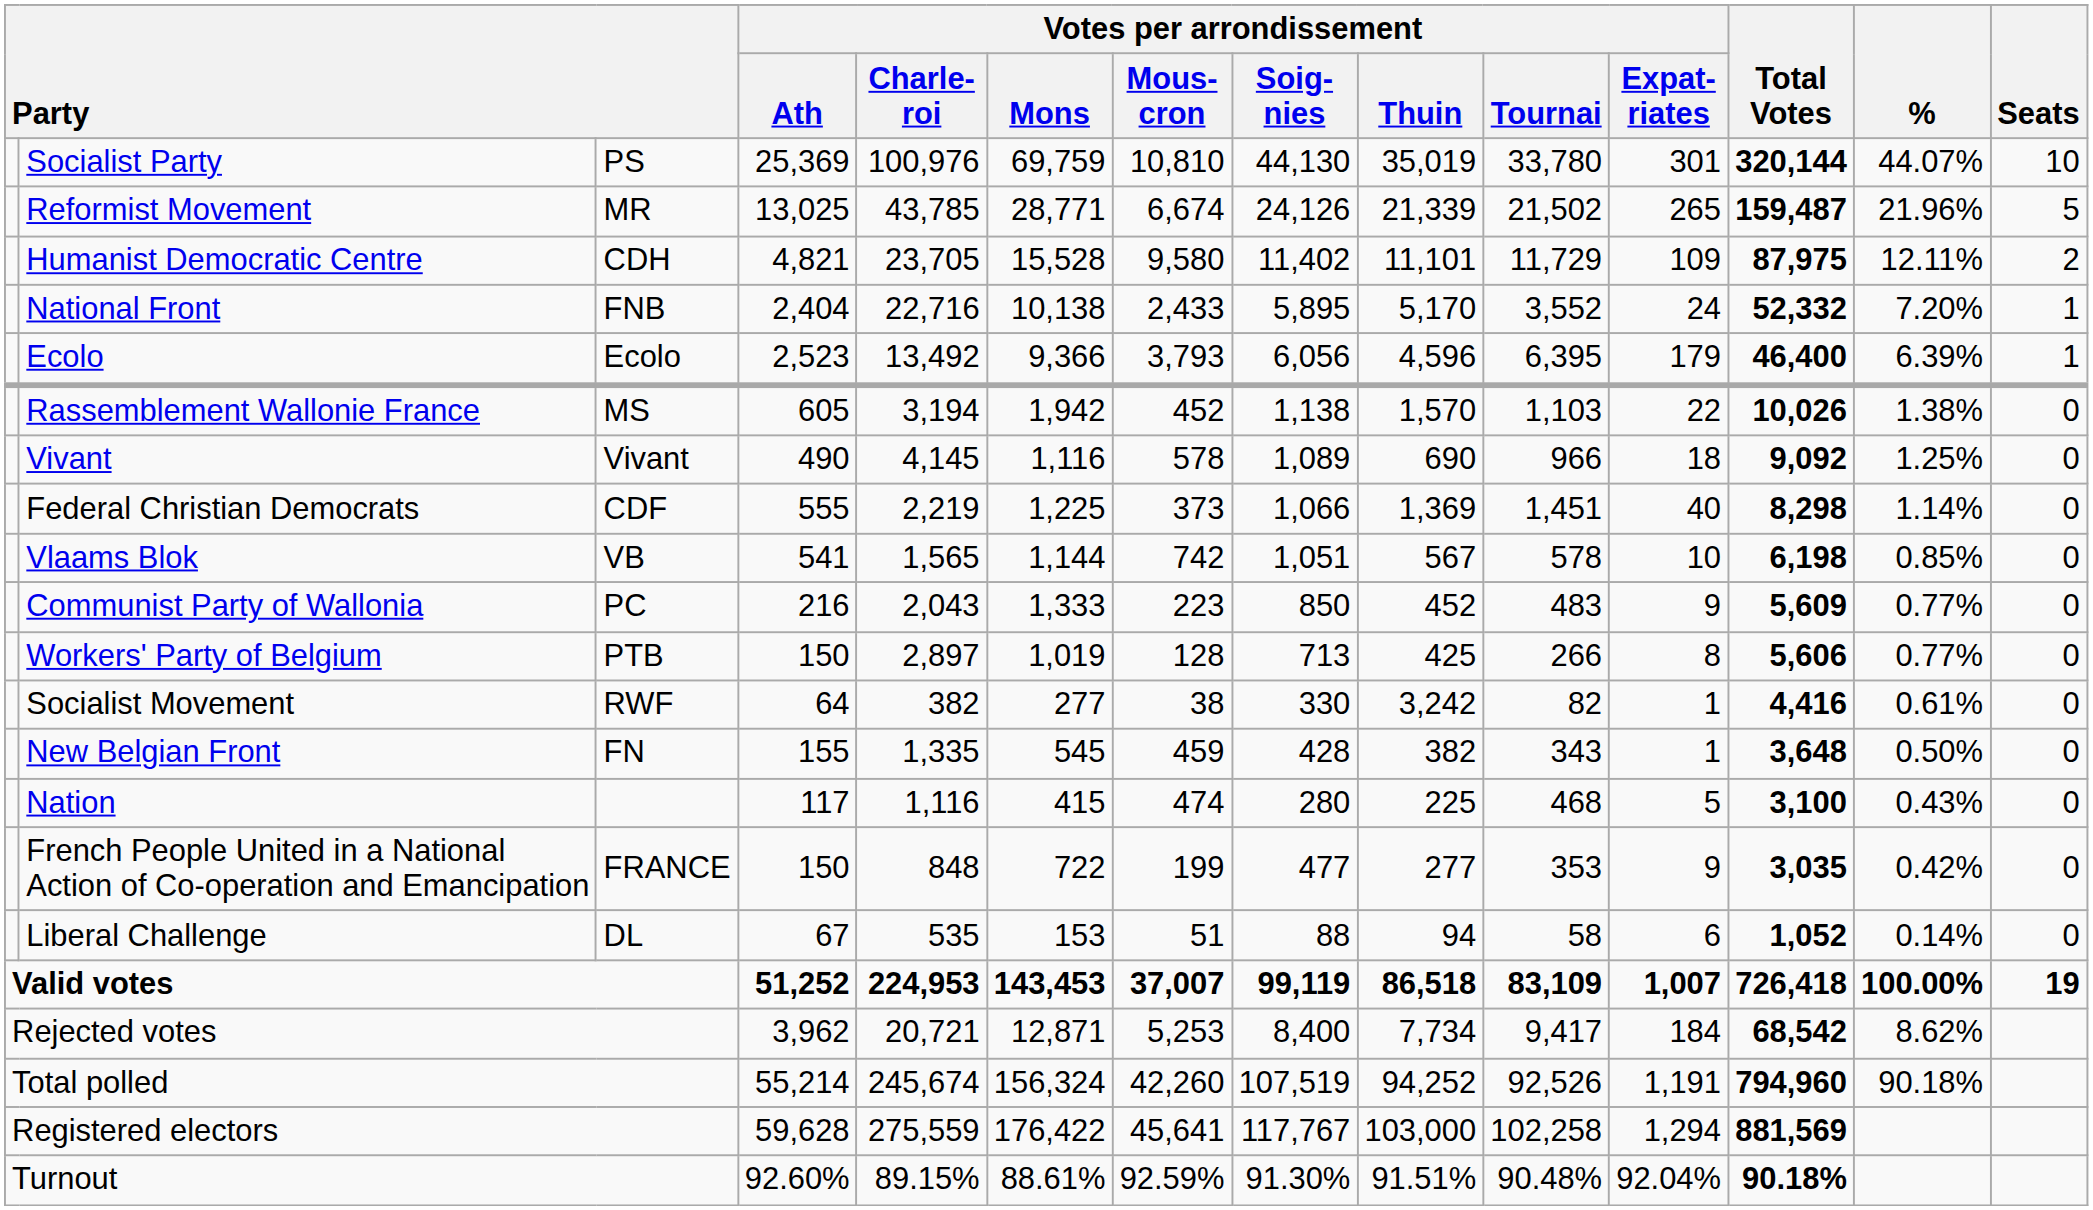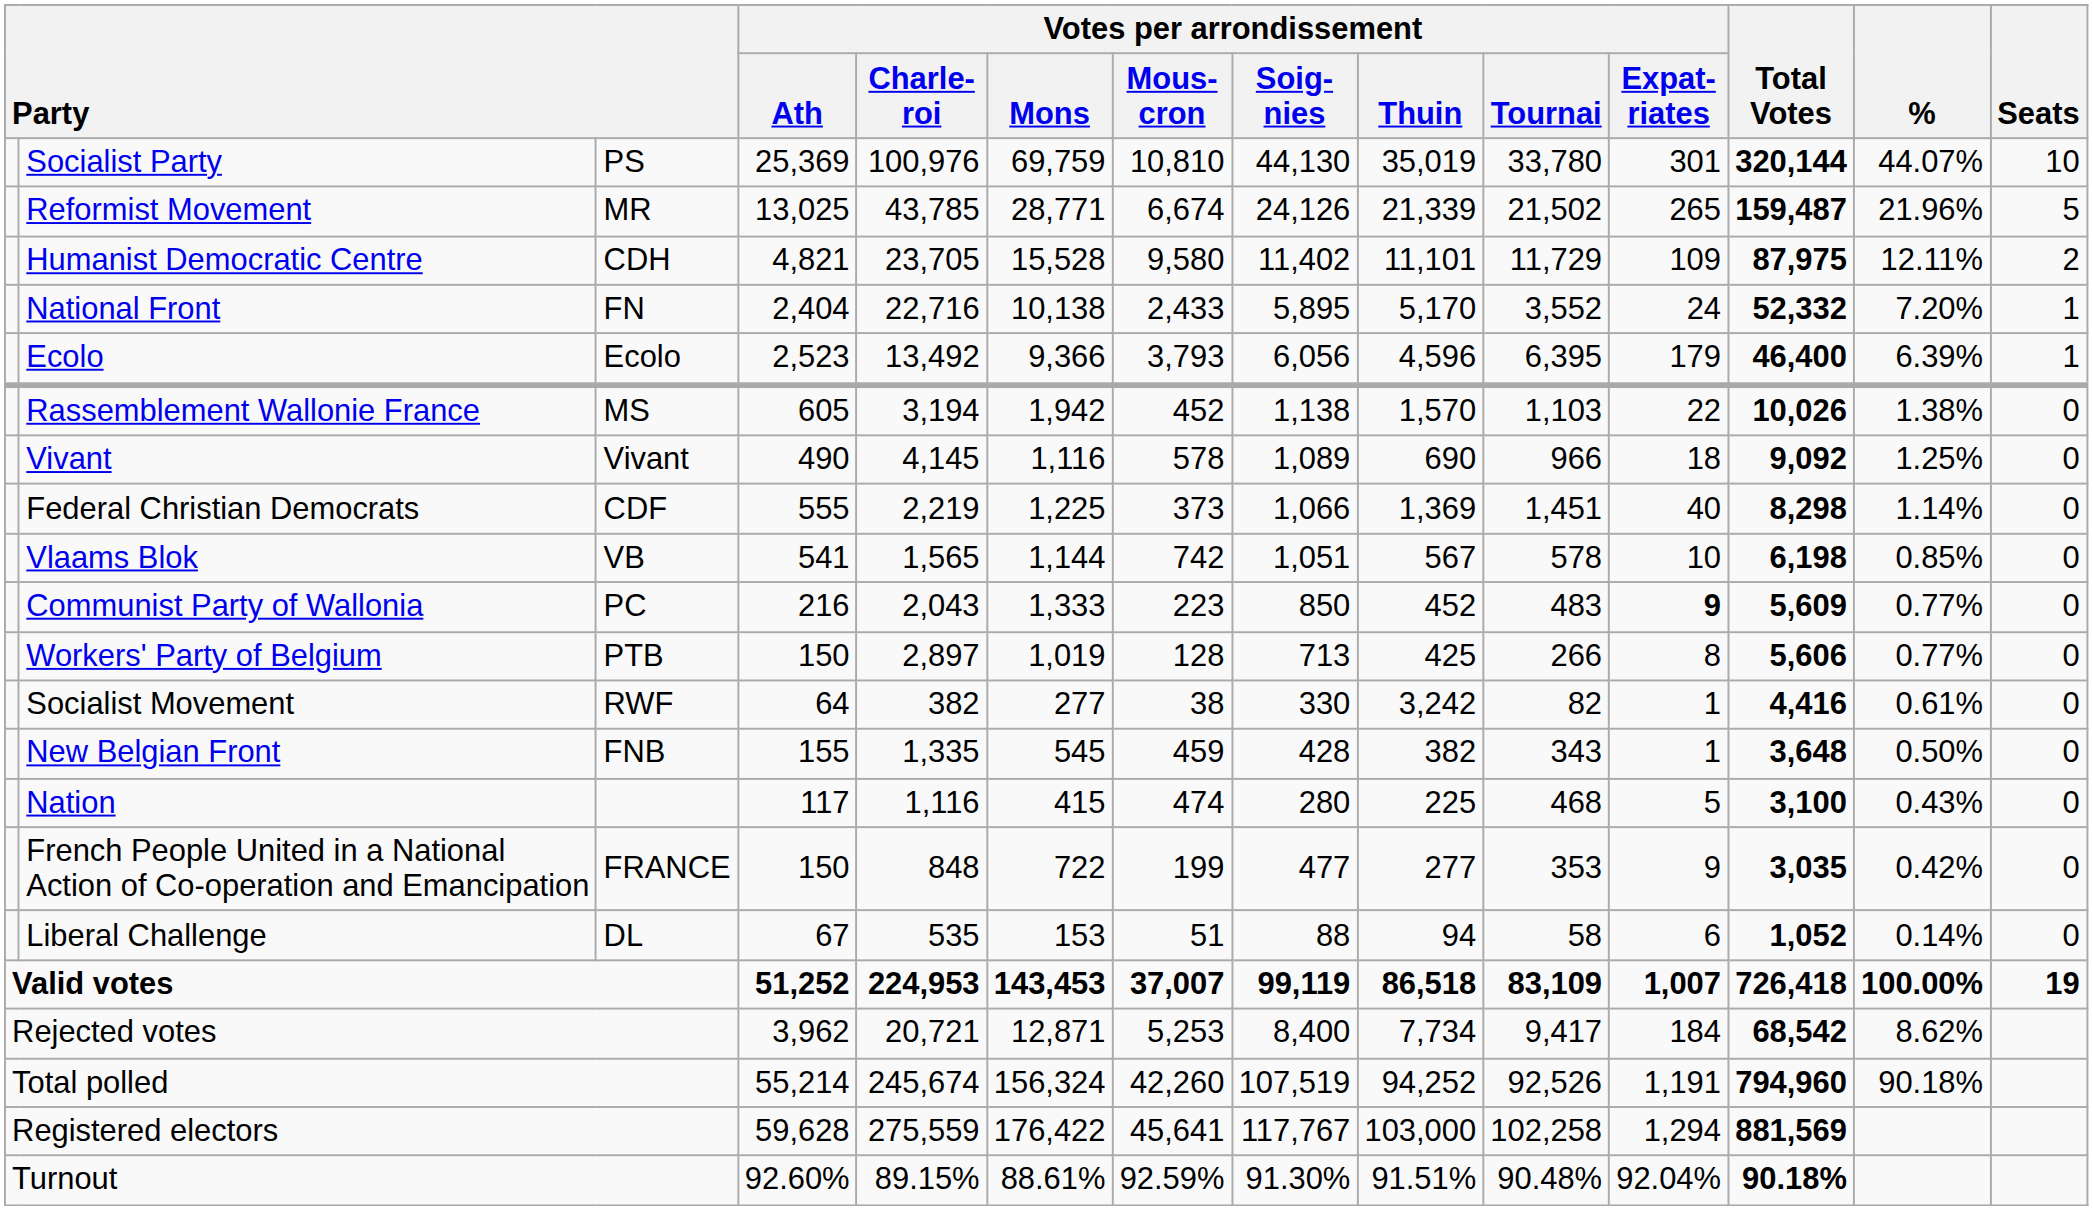(634, 308) FNB -> (624, 308) FN
(1712, 606) normal -> (1712, 606) bold
(624, 753) FN -> (634, 753) FNB
